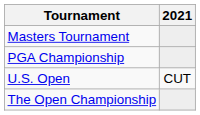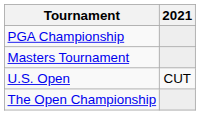rows swapped: (68, 36) <-> (66, 58)
